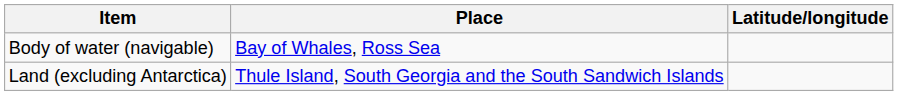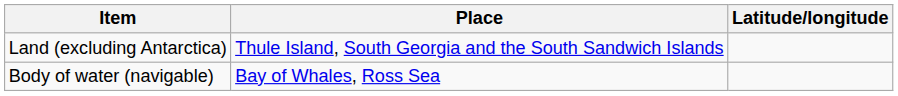rows swapped: (111, 47) <-> (118, 76)
